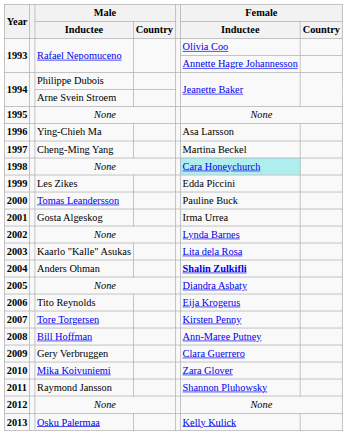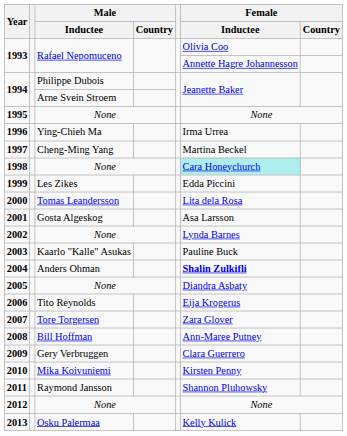(208, 132) Asa Larsson -> (205, 132) Irma Urrea
(210, 200) Pauline Buck -> (212, 200) Lita dela Rosa
(205, 217) Irma Urrea -> (208, 217) Asa Larsson
(212, 251) Lita dela Rosa -> (210, 251) Pauline Buck
(212, 319) Kirsten Penny -> (208, 319) Zara Glover
(208, 371) Zara Glover -> (212, 371) Kirsten Penny
